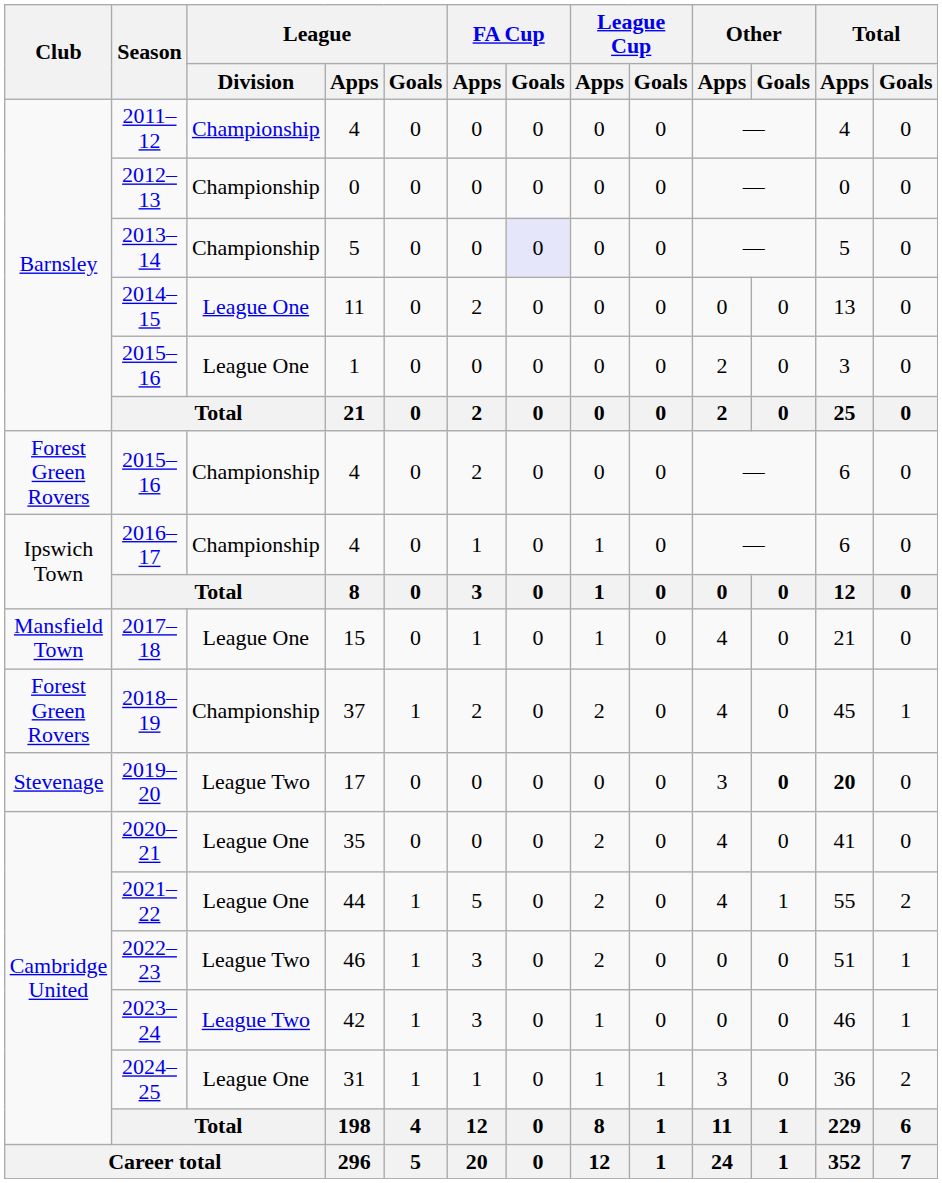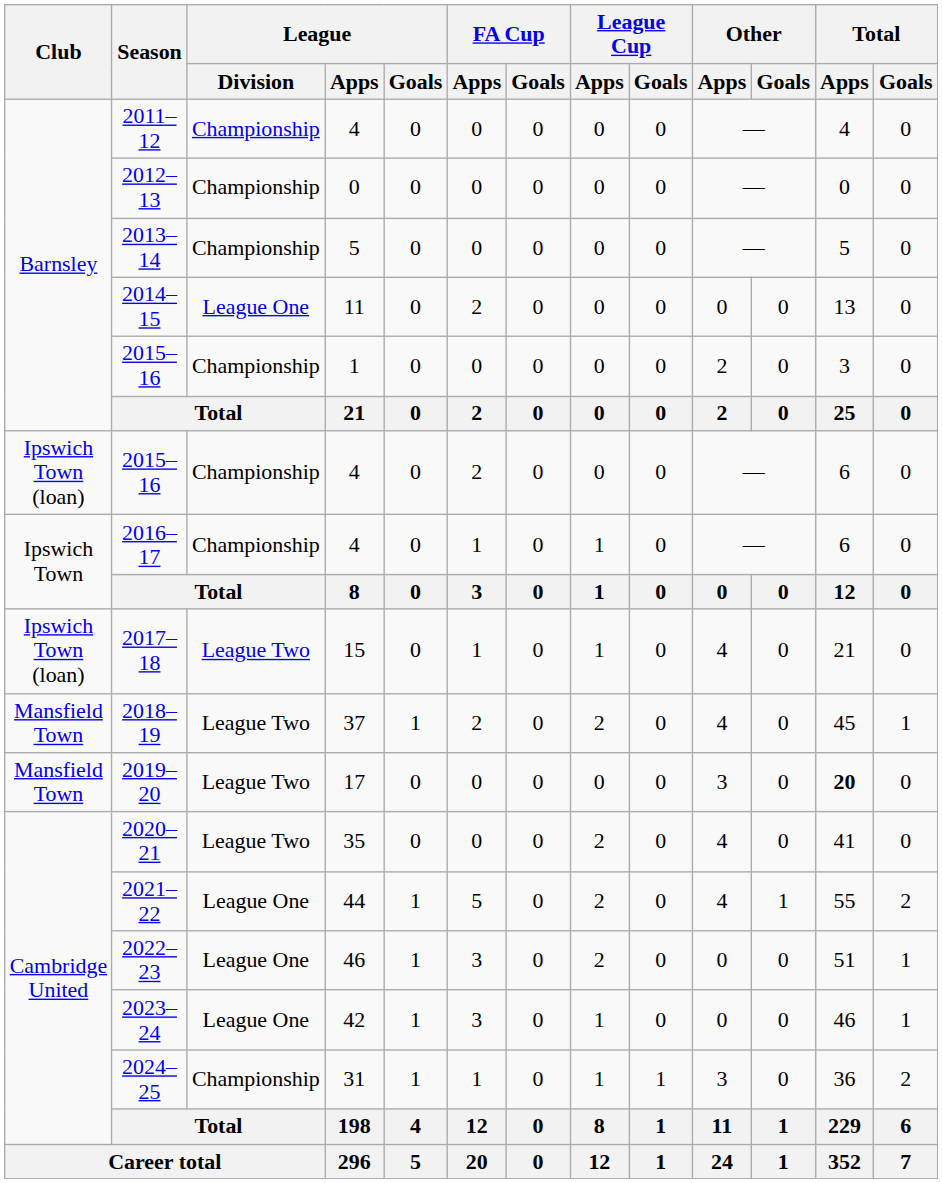(538, 247) lavender background -> (538, 247) no background
(256, 366) League One -> (256, 366) Championship
(58, 472) Forest Green Rovers -> (58, 472) Ipswich Town (loan)
(58, 638) Mansfield Town -> (58, 650) Ipswich Town (loan)
(256, 638) League One -> (256, 650) League Two
(58, 710) Forest Green Rovers -> (58, 722) Mansfield Town
(256, 710) Championship -> (256, 722) League Two
(58, 782) Stevenage -> (58, 782) Mansfield Town
(783, 782) bold -> (783, 782) normal
(256, 841) League One -> (256, 841) League Two
(256, 960) League Two -> (256, 960) League One
(256, 1019) League Two -> (256, 1019) League One
(256, 1079) League One -> (256, 1079) Championship
